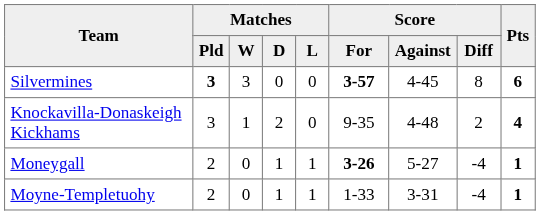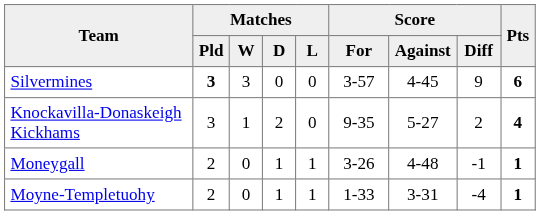(359, 82) bold -> (359, 82) normal
(479, 82) 8 -> (479, 82) 9
(423, 122) 4-48 -> (423, 122) 5-27
(359, 163) bold -> (359, 163) normal
(423, 163) 5-27 -> (423, 163) 4-48
(479, 163) -4 -> (479, 163) -1
